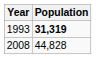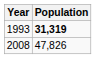(51, 45) 44,828 -> (51, 45) 47,826
